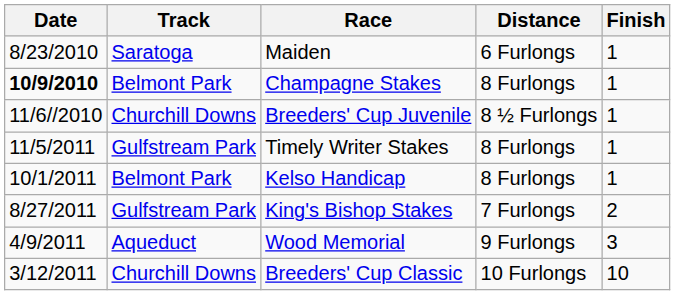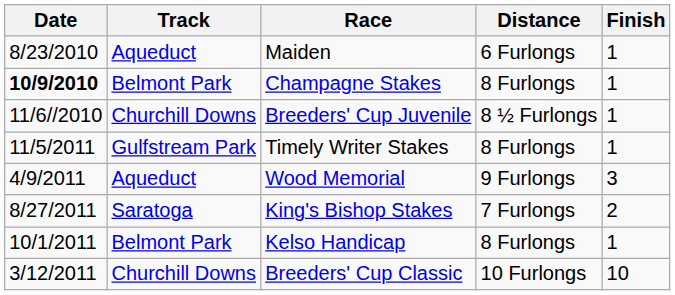(152, 52) Saratoga -> (154, 52) Aqueduct
rows swapped: (335, 242) <-> (335, 178)
(184, 210) Gulfstream Park -> (152, 210) Saratoga
